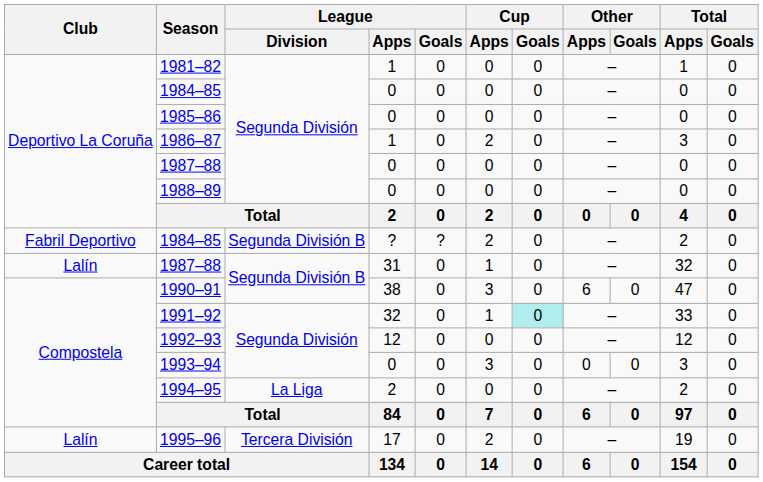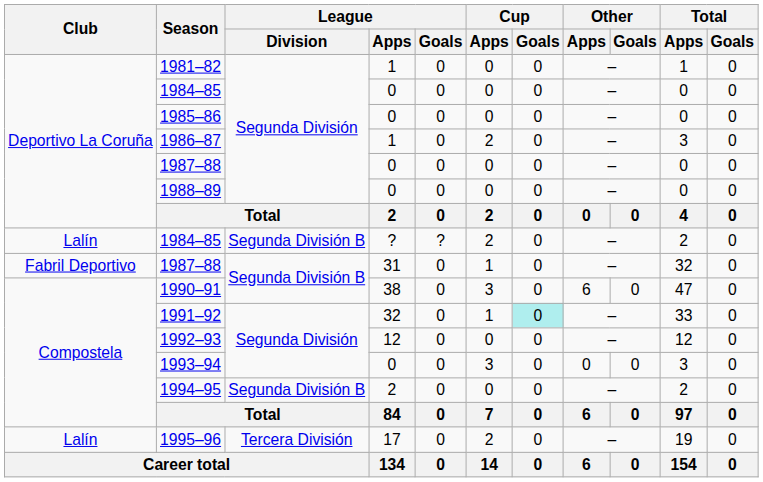(80, 240) Fabril Deportivo -> (80, 240) Lalín
(80, 265) Lalín -> (80, 265) Fabril Deportivo
(297, 389) La Liga -> (297, 389) Segunda División B
